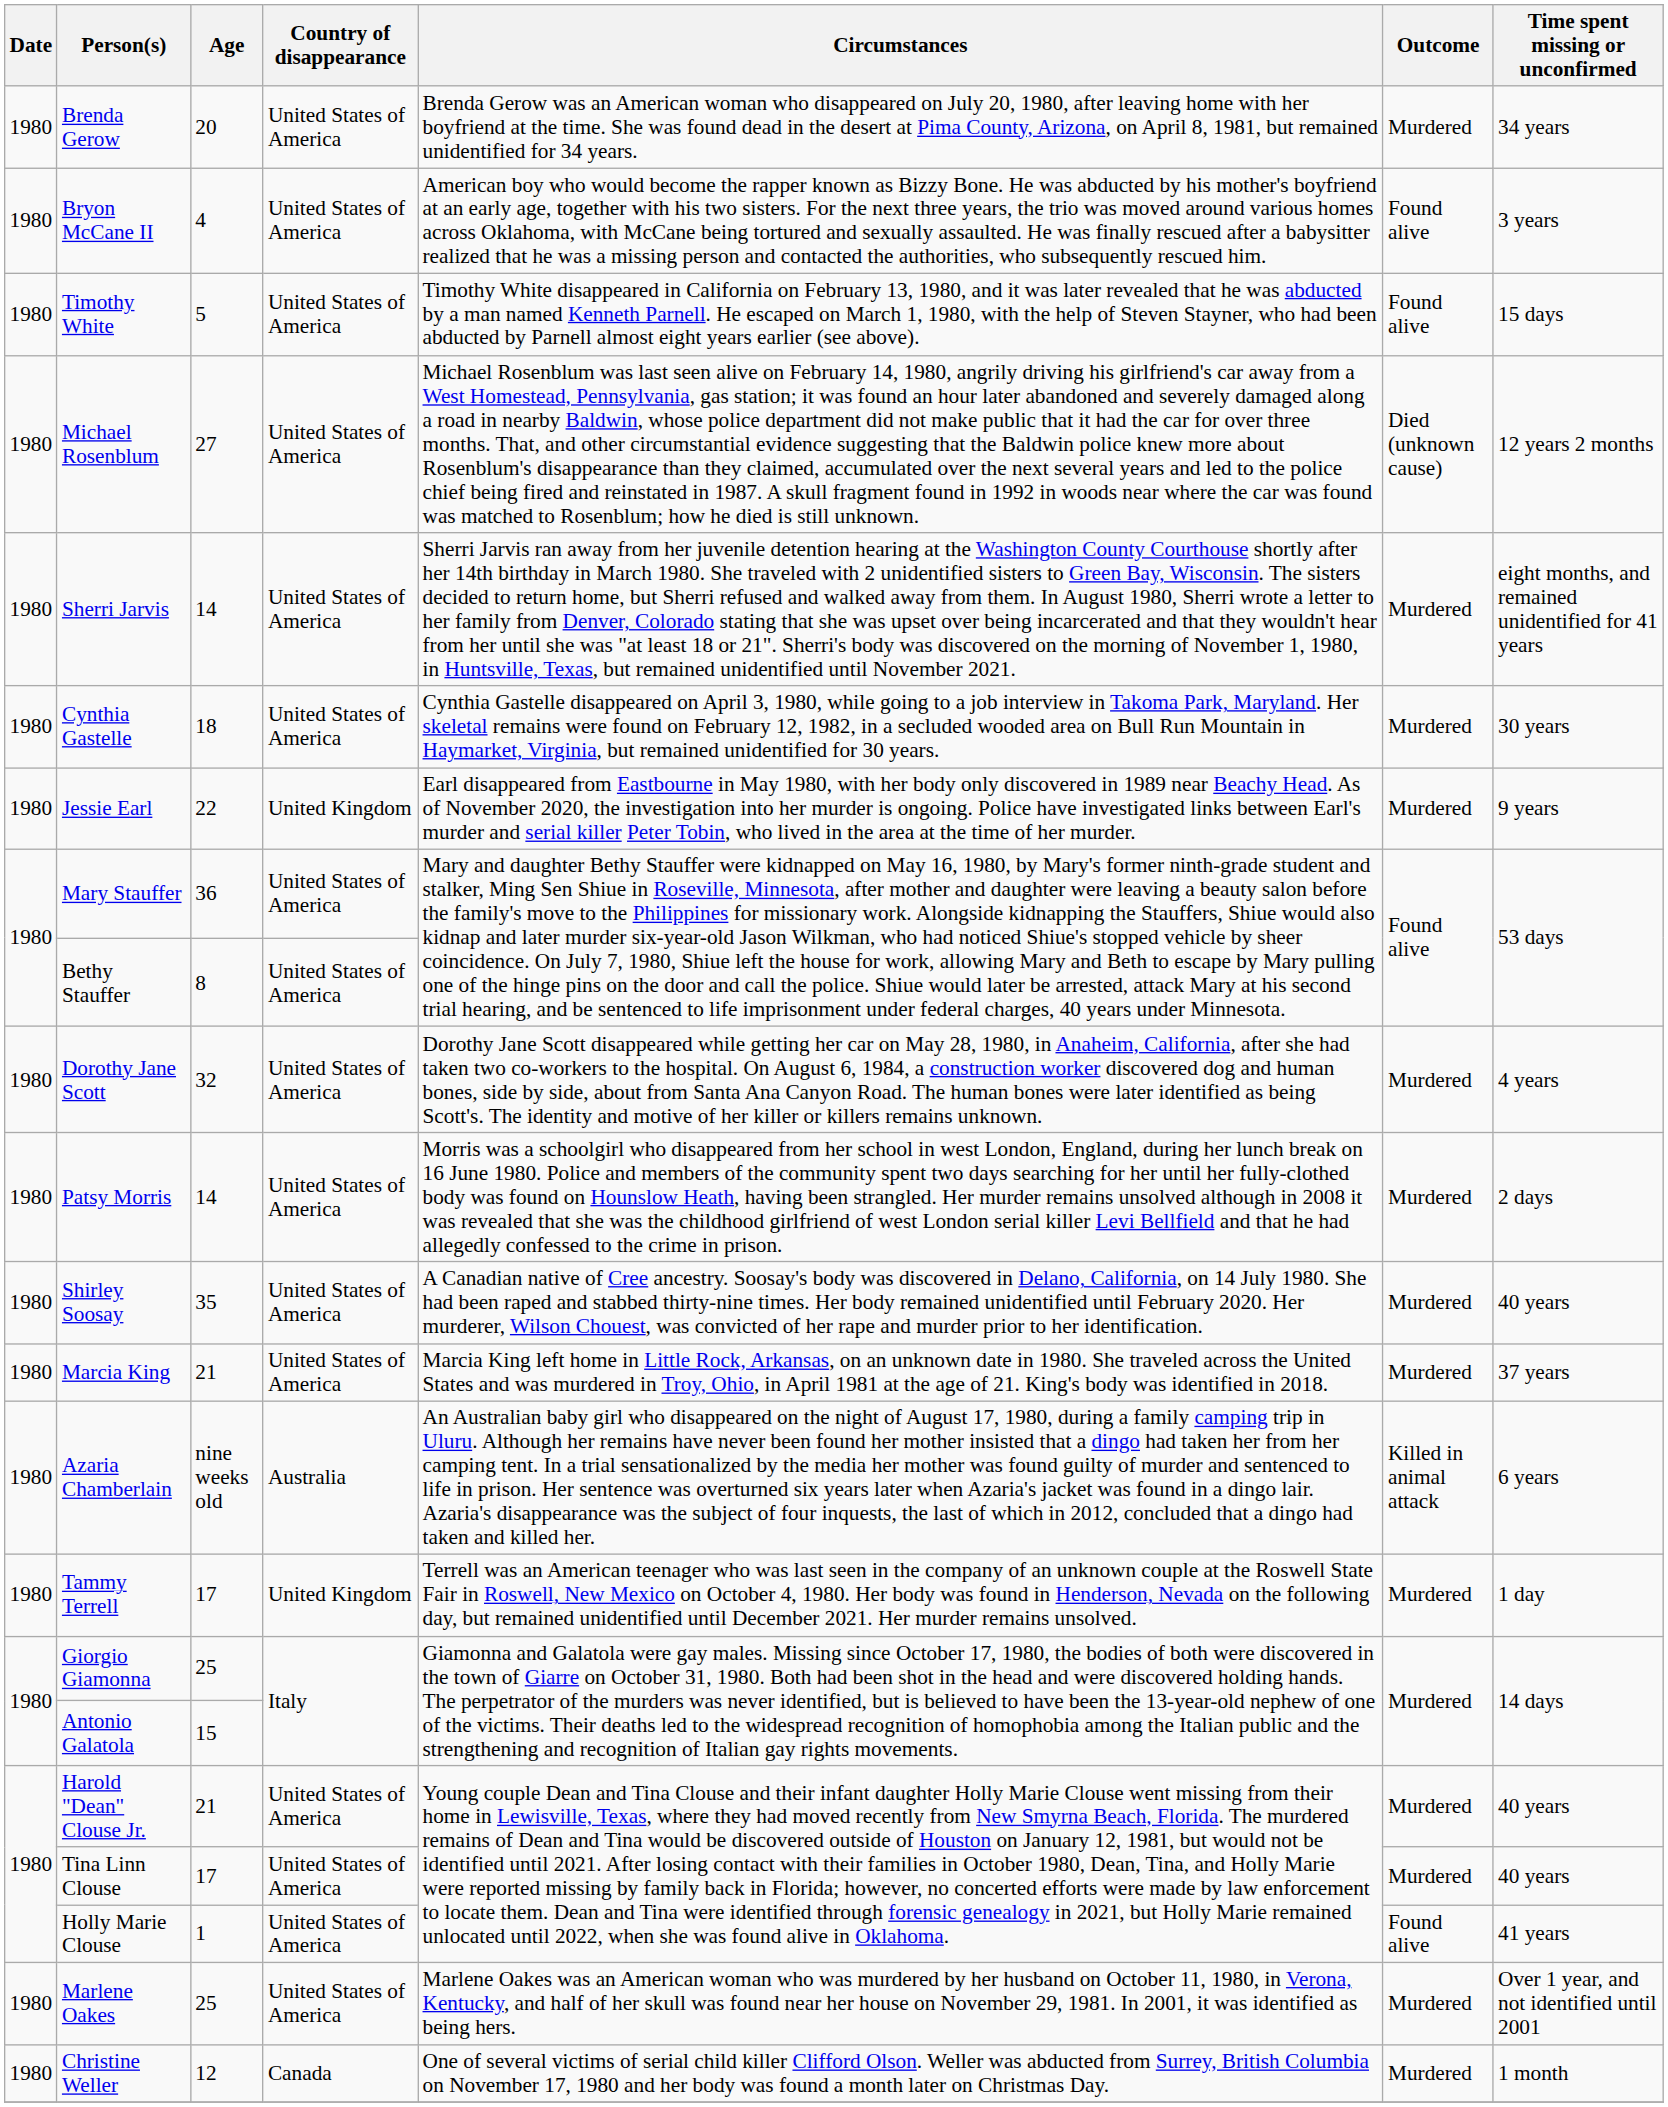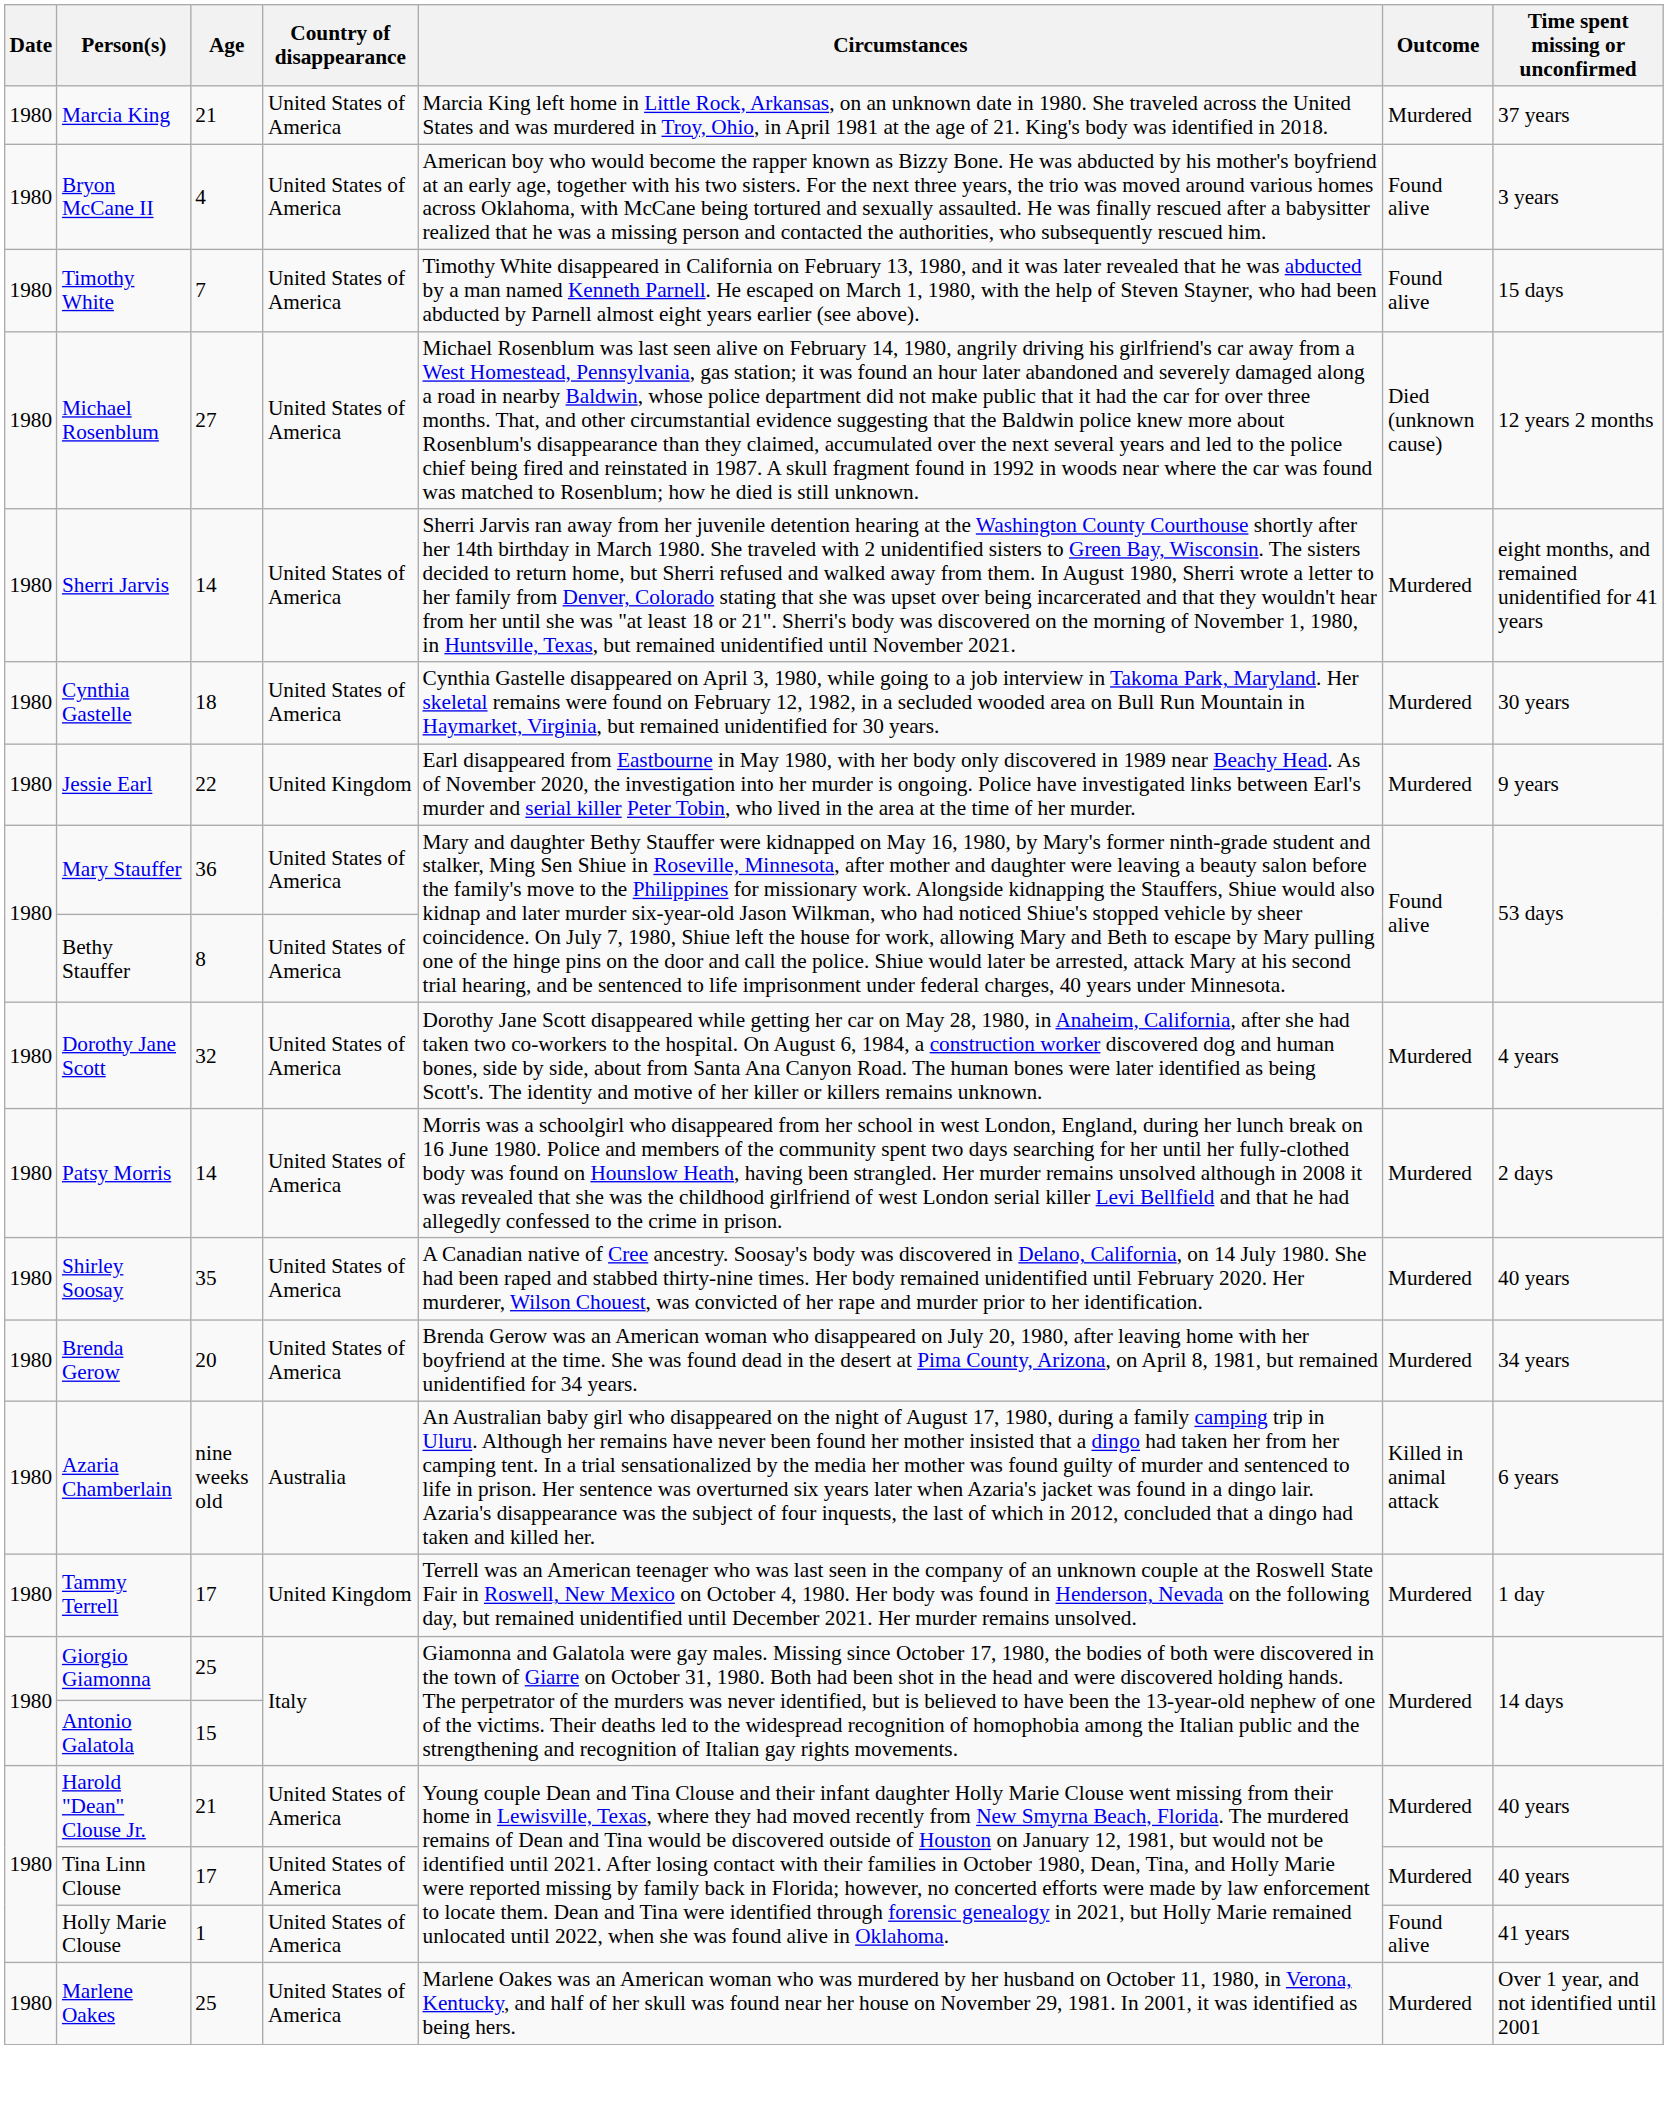rows swapped: (116, 1371) <-> (93, 126)
(201, 314) 5 -> (201, 290) 7
- row: (101, 2072)
